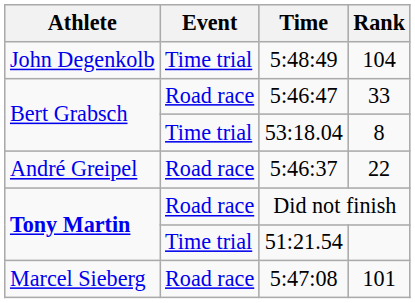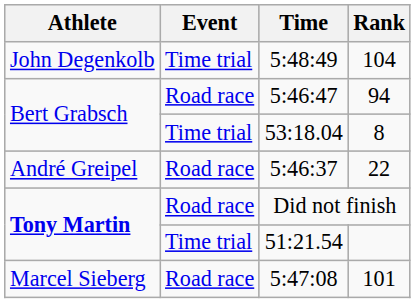(379, 96) 33 -> (379, 96) 94
